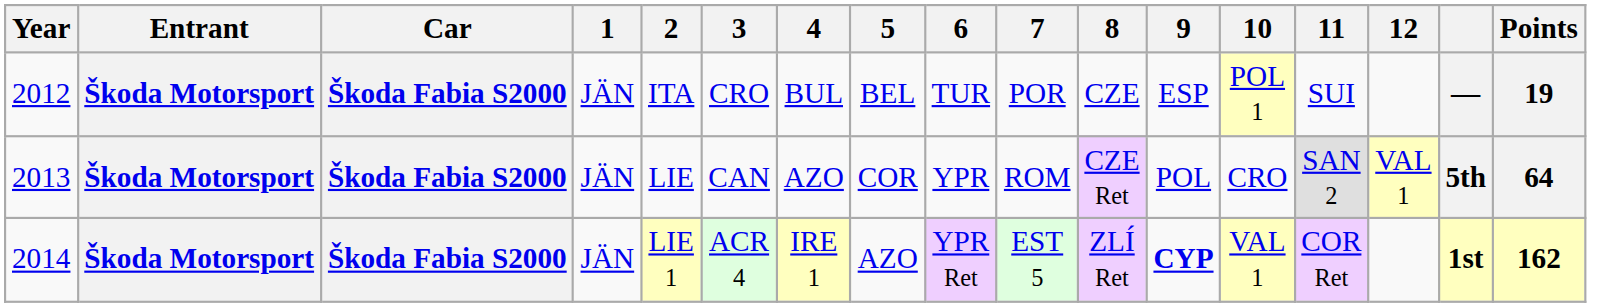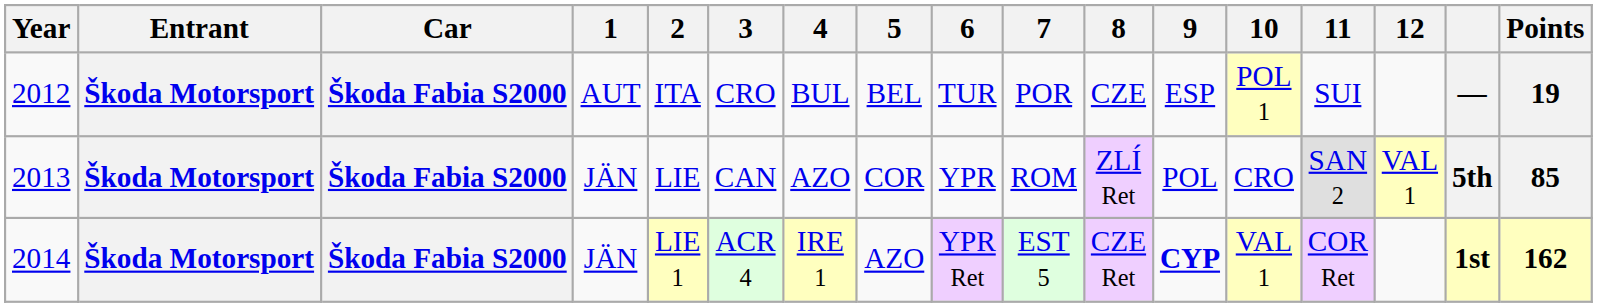(607, 93) JÄN -> (611, 93) AUT
(1112, 175) CZE Ret -> (1118, 175) ZLÍ Ret
(1539, 176) 64 -> (1545, 176) 85
(1112, 257) ZLÍ Ret -> (1118, 257) CZE Ret
